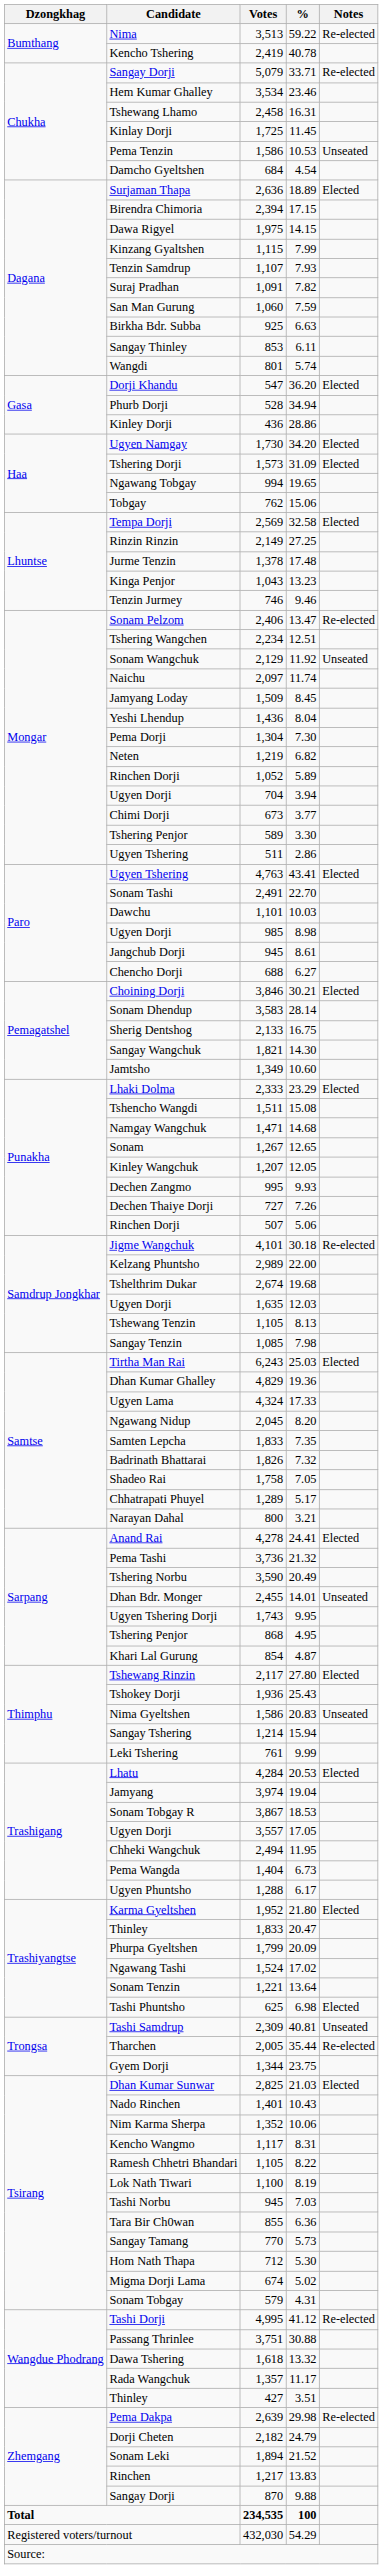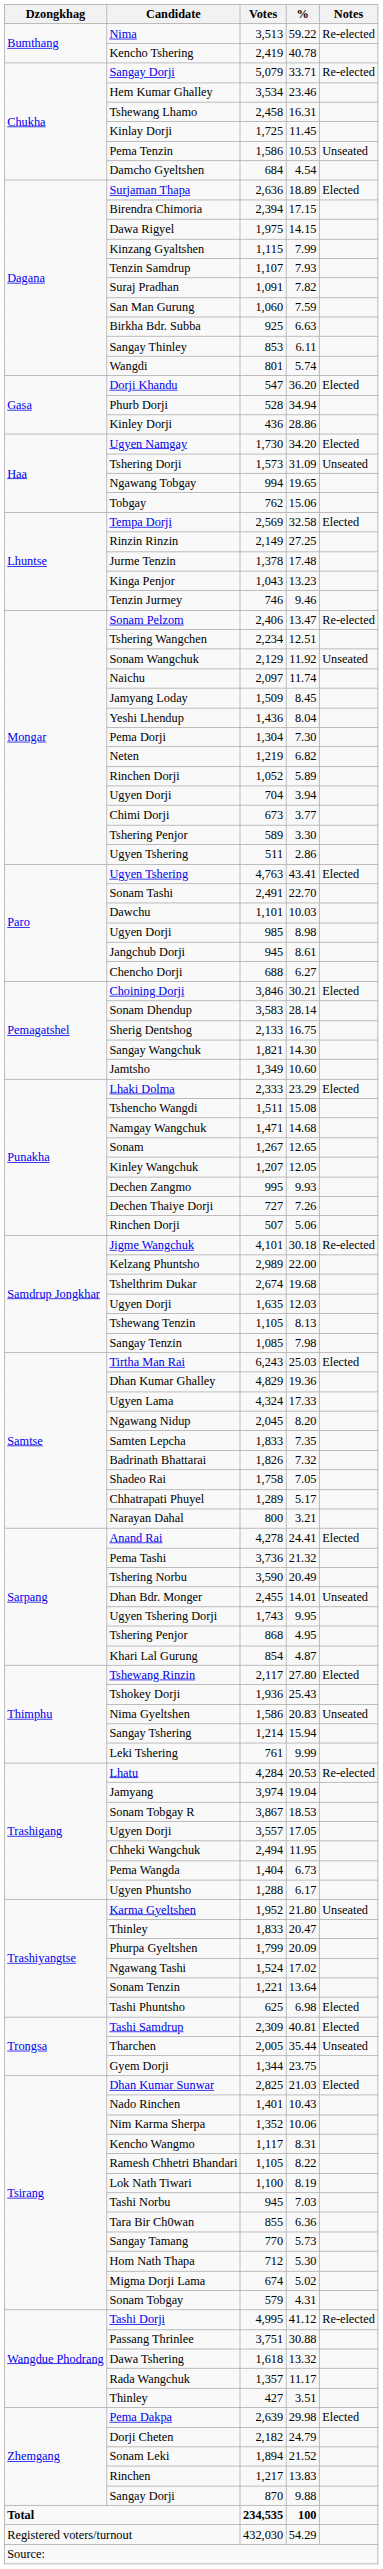(341, 463) Elected -> (345, 463) Unseated
(341, 1772) Elected -> (349, 1772) Re-elected
(341, 1909) Elected -> (345, 1909) Unseated
(345, 2026) Unseated -> (341, 2026) Elected
(349, 2046) Re-elected -> (345, 2046) Unseated
(349, 2417) Re-elected -> (341, 2417) Elected
